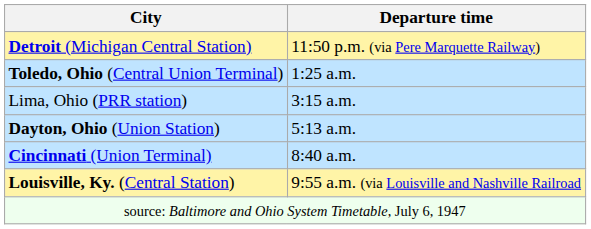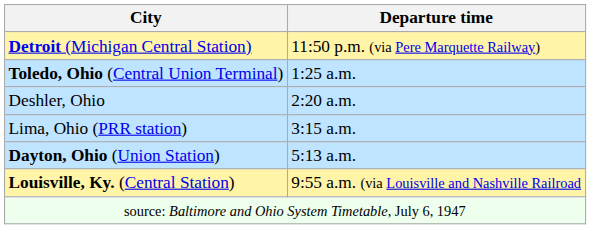+ row: (57, 100)
- row: (110, 155)
